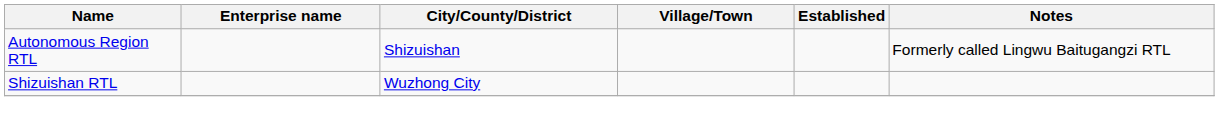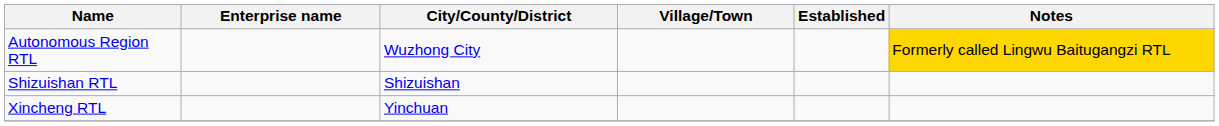(422, 50) Shizuishan -> (432, 50) Wuzhong City
(1032, 50) no background -> (1032, 50) gold background
(432, 83) Wuzhong City -> (422, 83) Shizuishan
+ row: (57, 108)
